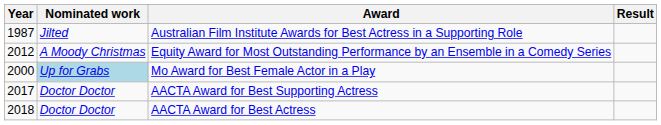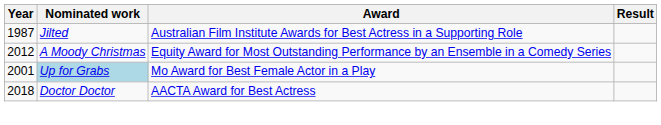(21, 71) 2000 -> (21, 71) 2001
- row: (264, 91)
